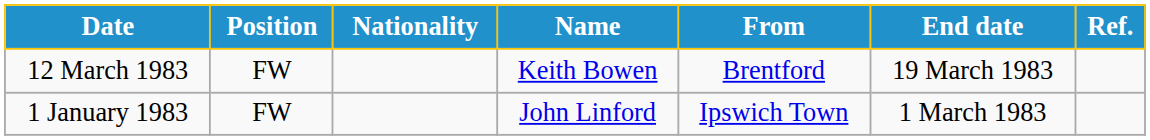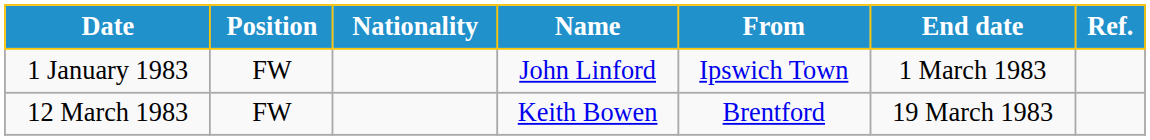rows swapped: (108, 113) <-> (108, 70)
